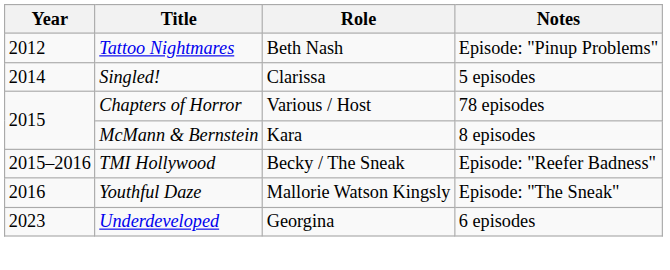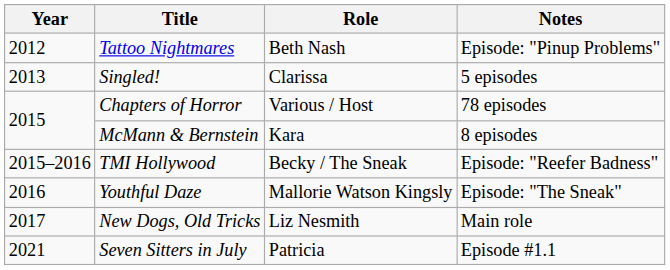(27, 76) 2014 -> (27, 76) 2013
+ row: (180, 221)
+ row: (173, 250)
- row: (159, 221)
